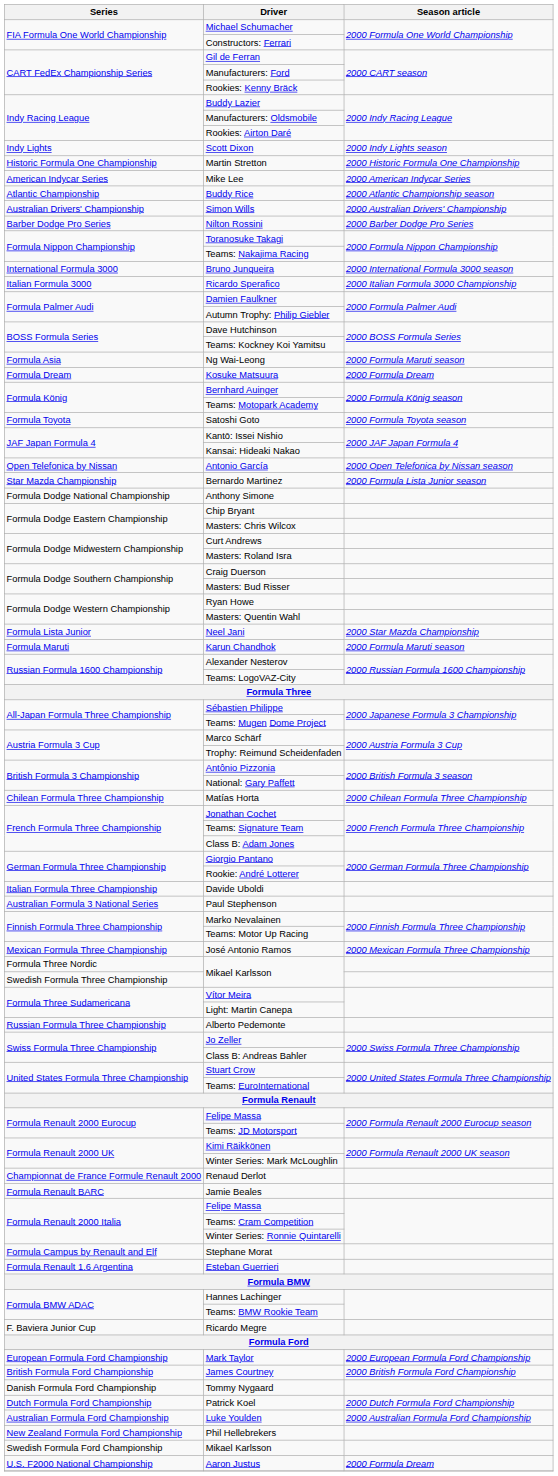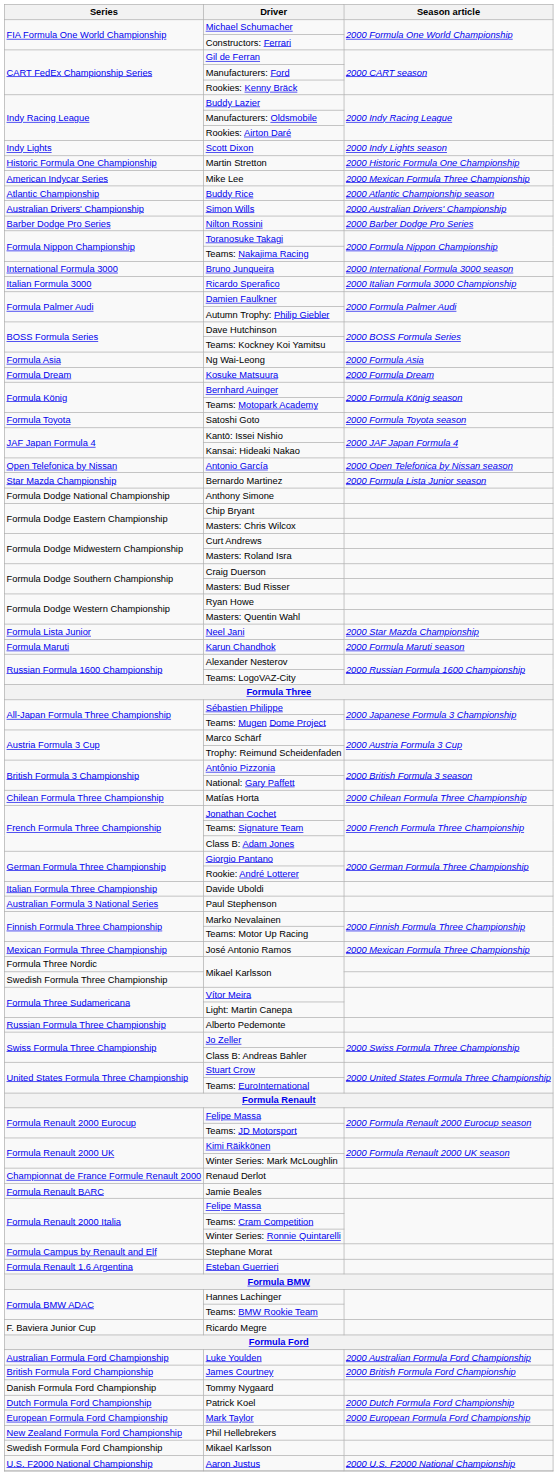(408, 178) 2000 American Indycar Series -> (438, 178) 2000 Mexican Formula Three Championship
(405, 359) 2000 Formula Maruti season -> (385, 359) 2000 Formula Asia
rows swapped: (88, 1418) <-> (87, 1357)
(390, 1463) 2000 Formula Dream -> (431, 1463) 2000 U.S. F2000 National Championship
